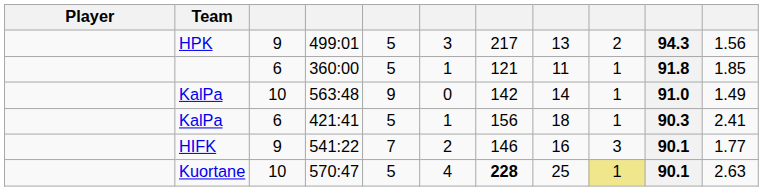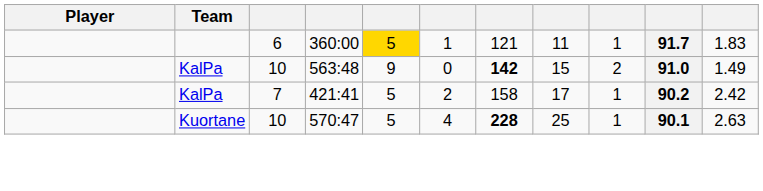- row: (334, 43)
(391, 69) no background -> (391, 43) gold background
(674, 69) 91.8 -> (674, 43) 91.7
(730, 69) 1.85 -> (730, 43) 1.83
(504, 95) normal -> (504, 69) bold
(561, 95) 14 -> (561, 69) 15
(617, 95) 1 -> (617, 69) 2
(277, 120) 6 -> (277, 95) 7
(448, 120) 1 -> (448, 95) 2
(504, 120) 156 -> (504, 95) 158
(561, 120) 18 -> (561, 95) 17
(674, 120) 90.3 -> (674, 95) 90.2
(730, 120) 2.41 -> (730, 95) 2.42
- row: (334, 146)
(617, 172) khaki background -> (617, 120) no background
